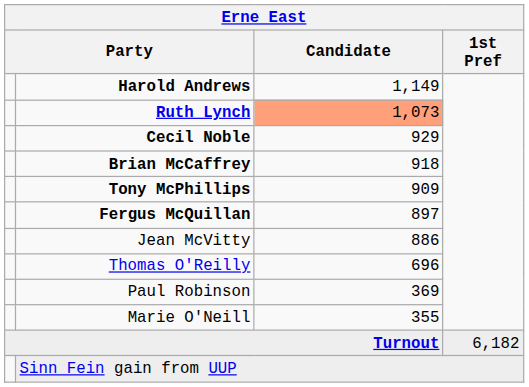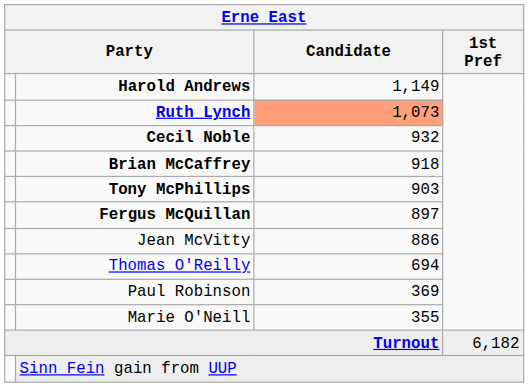(425, 138) 929 -> (425, 138) 932
(425, 189) 909 -> (425, 189) 903
(425, 266) 696 -> (425, 266) 694
